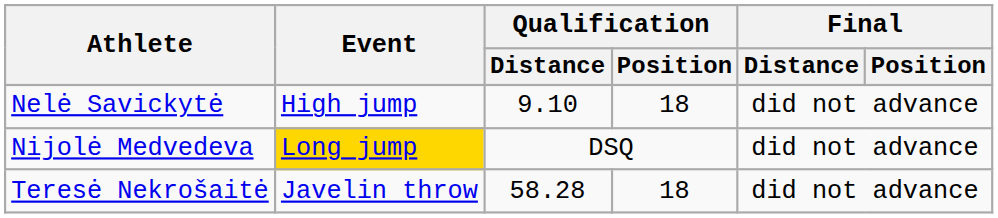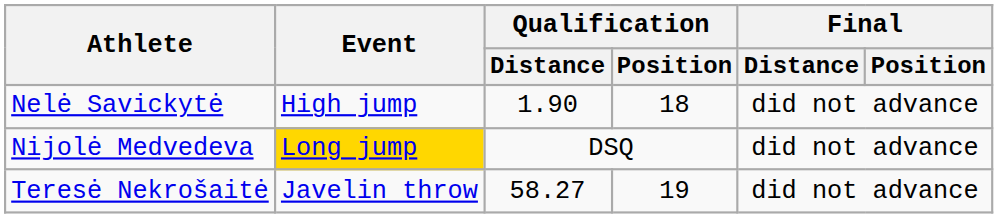(548, 106) 9.10 -> (548, 106) 1.90
(547, 191) 58.28 -> (547, 191) 58.27
(674, 191) 18 -> (674, 191) 19
